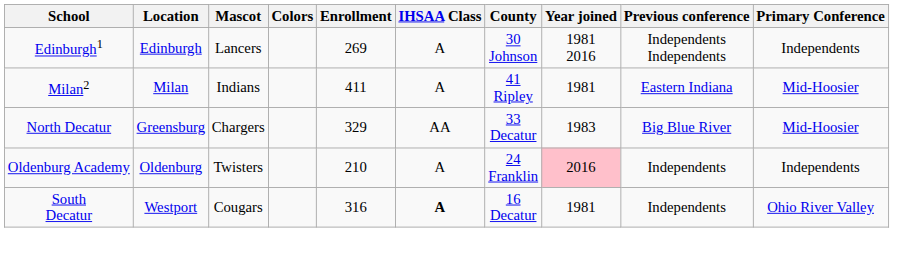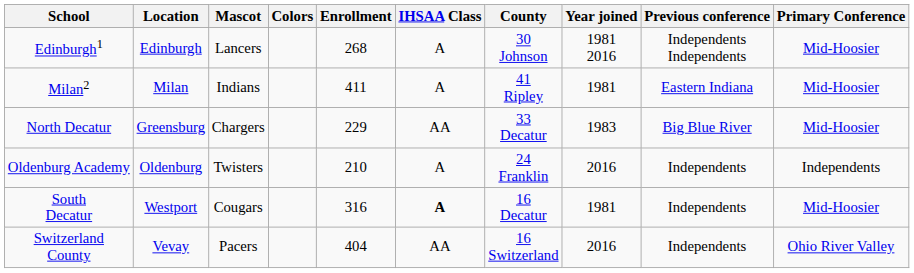(356, 47) 269 -> (356, 47) 268
(821, 47) Independents -> (841, 47) Mid-Hoosier
(356, 127) 329 -> (356, 127) 229
(581, 167) pink background -> (601, 167) no background
(821, 207) Ohio River Valley -> (841, 207) Mid-Hoosier
+ row: (69, 247)
